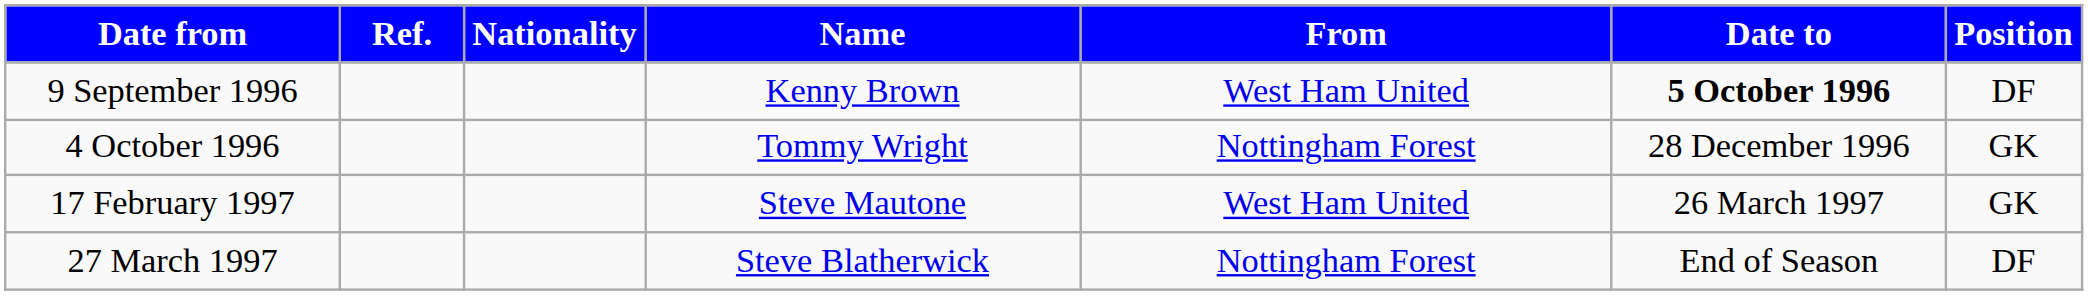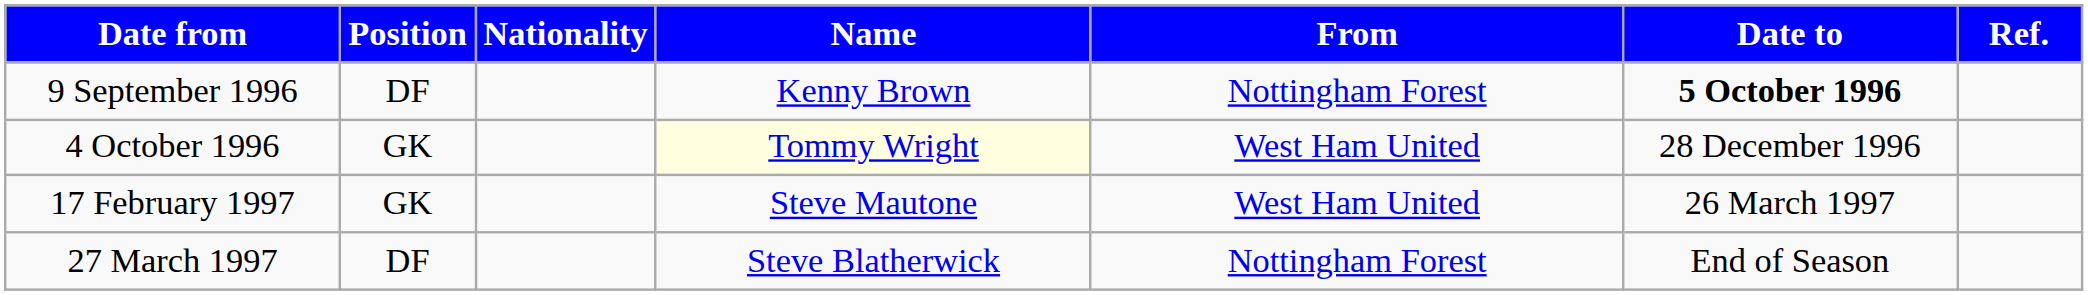columns swapped: (2013, 33) <-> (402, 33)
(1346, 90) West Ham United -> (1357, 90) Nottingham Forest
(862, 146) no background -> (874, 146) lightyellow background
(1346, 146) Nottingham Forest -> (1357, 146) West Ham United
